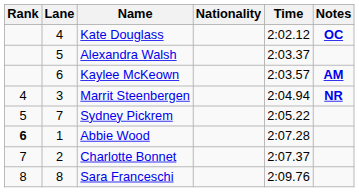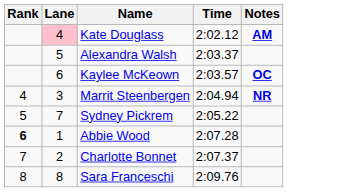- column: (229, 14)
(59, 34) no background -> (59, 34) pink background
(334, 34) OC -> (262, 34) AM
(334, 75) AM -> (262, 75) OC
